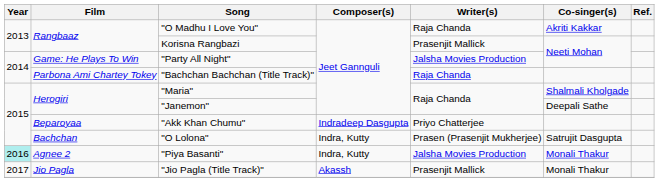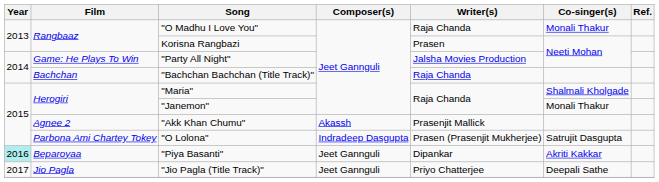(574, 28) Akriti Kakkar -> (577, 28) Monali Thakur
(449, 43) Prasenjit Mallick -> (429, 43) Prasen
(95, 75) Parbona Ami Chartey Tokey -> (55, 75) Bachchan
(577, 106) Deepali Sathe -> (577, 106) Monali Thakur
(57, 122) Beparoyaa -> (52, 122) Agnee 2
(363, 122) Indradeep Dasgupta -> (335, 122) Akassh
(449, 122) Priyo Chatterjee -> (449, 122) Prasenjit Mallick
(55, 138) Bachchan -> (95, 138) Parbona Ami Chartey Tokey
(344, 138) Indra, Kutty -> (363, 138) Indradeep Dasgupta
(52, 153) Agnee 2 -> (57, 153) Beparoyaa
(344, 153) Indra, Kutty -> (349, 153) Jeet Gannguli
(469, 153) Jalsha Movies Production -> (433, 153) Dipankar
(577, 153) Monali Thakur -> (574, 153) Akriti Kakkar
(335, 169) Akassh -> (349, 169) Jeet Gannguli
(449, 169) Prasenjit Mallick -> (449, 169) Priyo Chatterjee
(577, 169) Monali Thakur -> (577, 169) Deepali Sathe
